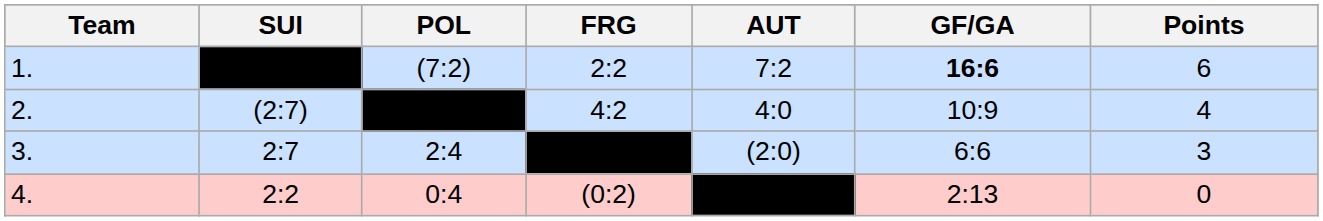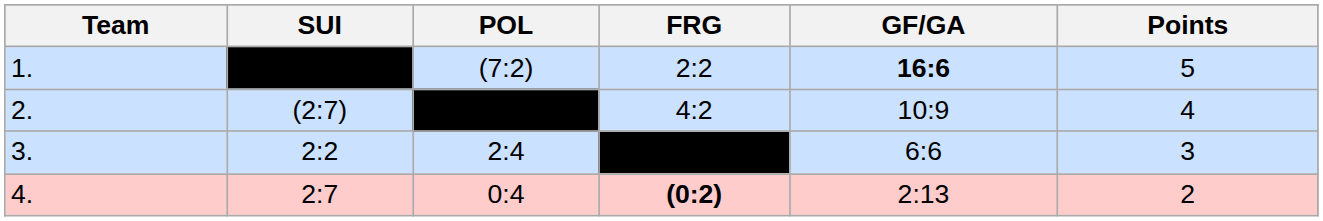- column: (773, 25)
(1204, 67) 6 -> (1188, 67) 5
(281, 151) 2:7 -> (320, 151) 2:2
(281, 194) 2:2 -> (320, 194) 2:7
(609, 194) normal -> (694, 194) bold
(1204, 194) 0 -> (1188, 194) 2
